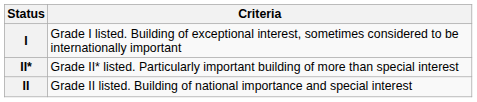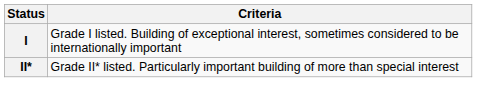- row: (26, 86)
